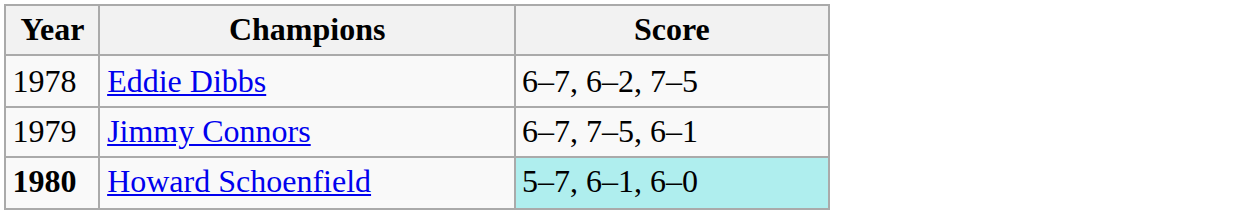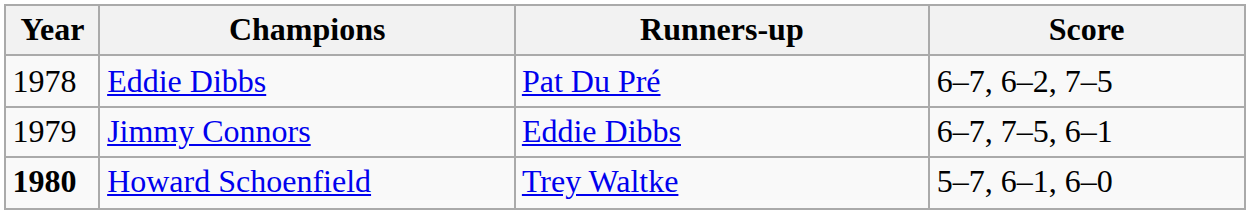+ column: (722, 29)
(610, 182) paleturquoise background -> (1025, 182) no background
